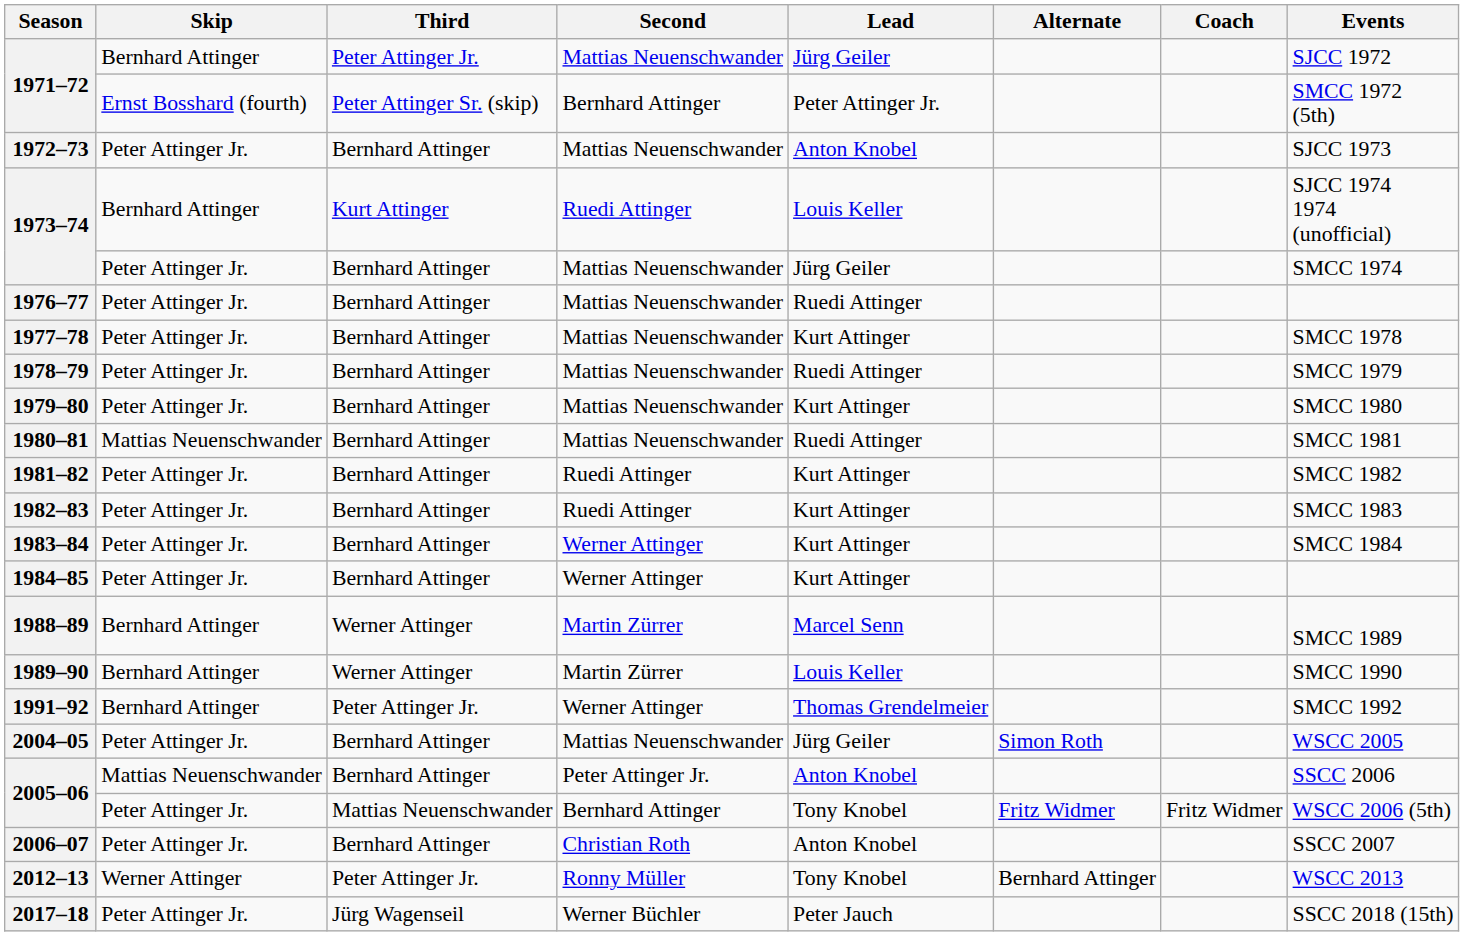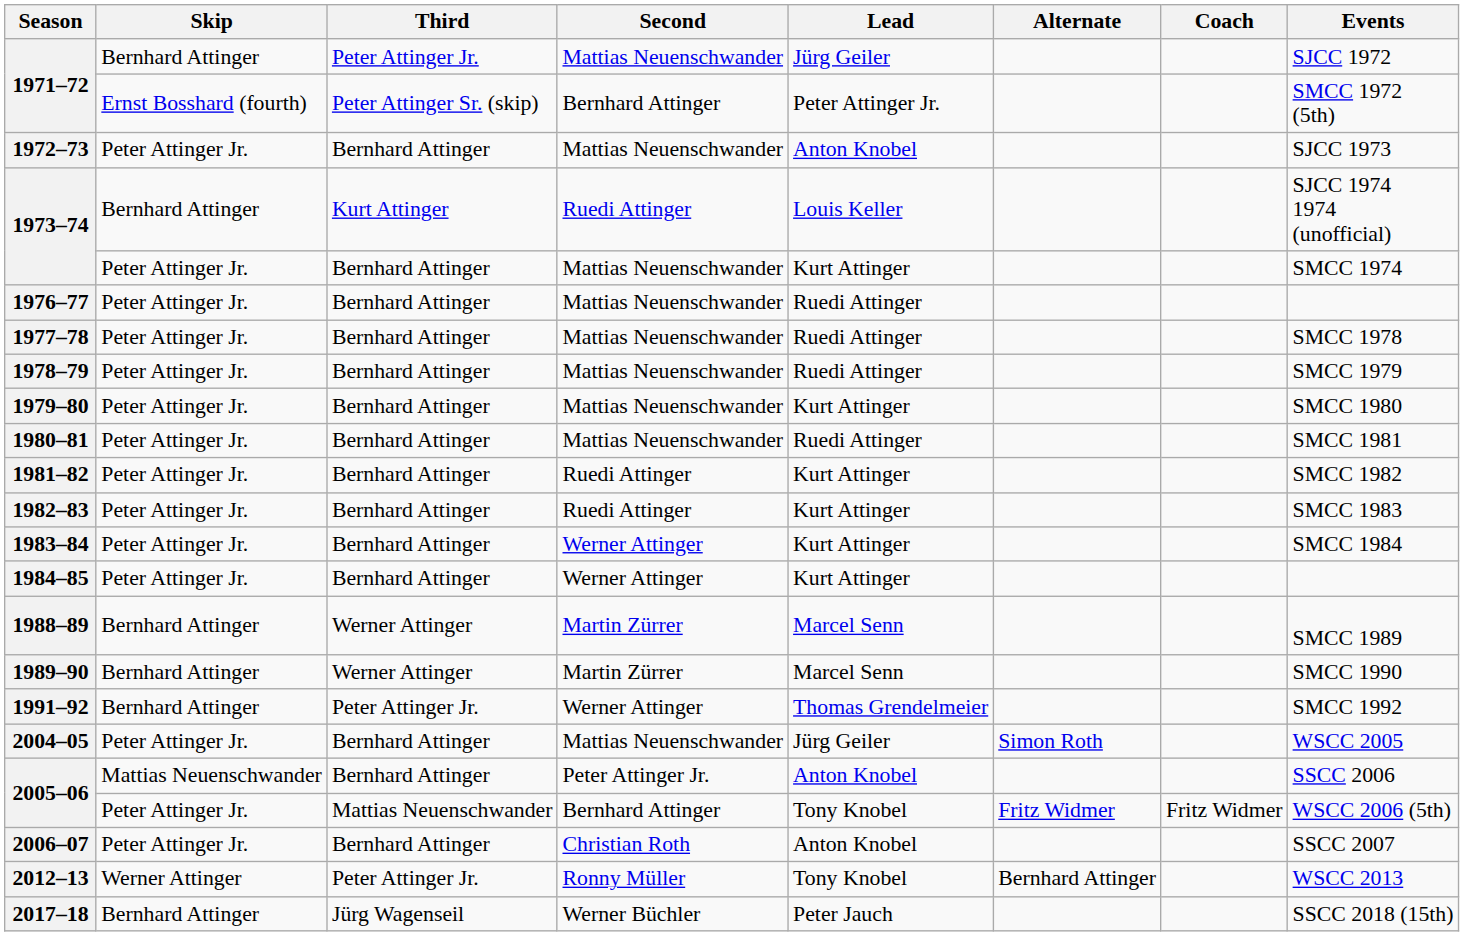(842, 267) Jürg Geiler -> (851, 267) Kurt Attinger
(851, 336) Kurt Attinger -> (857, 336) Ruedi Attinger
(212, 440) Mattias Neuenschwander -> (175, 440) Peter Attinger Jr.
(848, 671) Louis Keller -> (848, 671) Marcel Senn
(175, 913) Peter Attinger Jr. -> (180, 913) Bernhard Attinger
